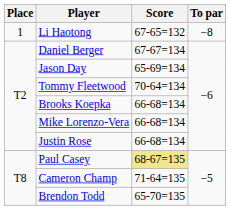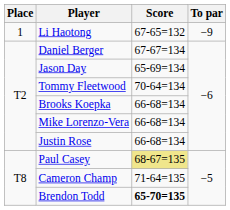(207, 31) −8 -> (207, 31) −9
(160, 196) normal -> (160, 196) bold
